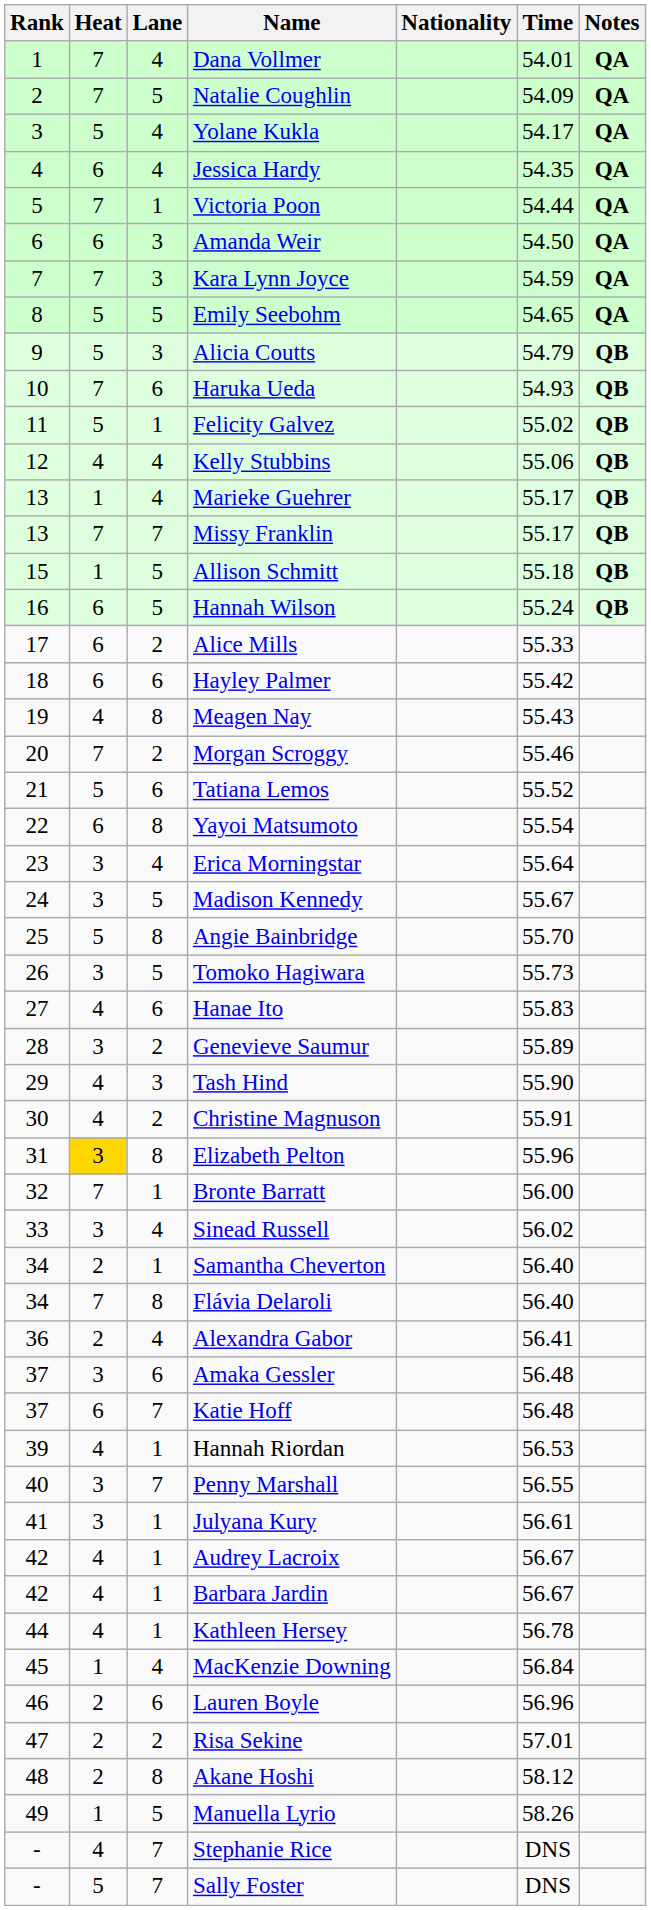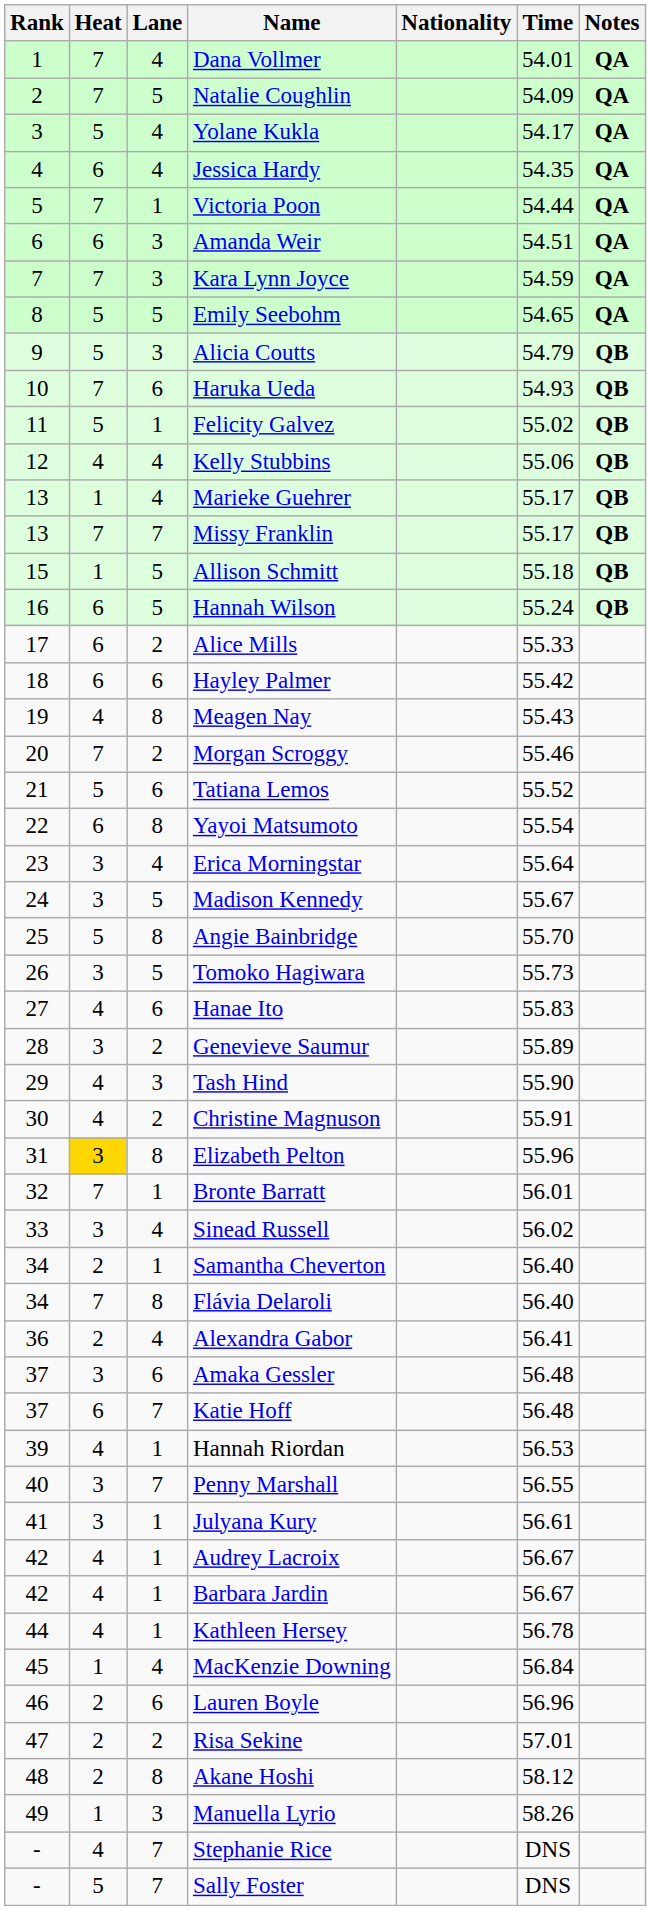(548, 242) 54.50 -> (548, 242) 54.51
(548, 1192) 56.00 -> (548, 1192) 56.01
(157, 1813) 5 -> (157, 1813) 3
